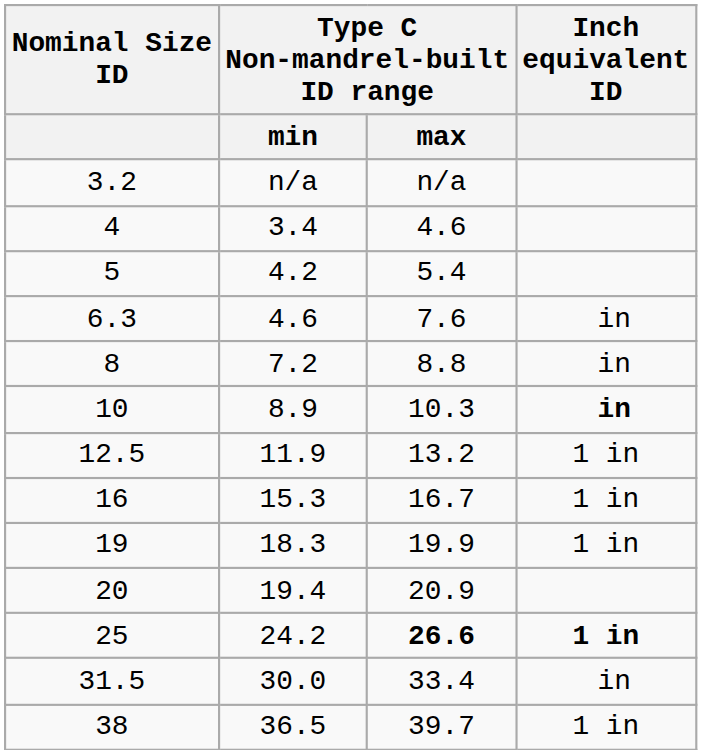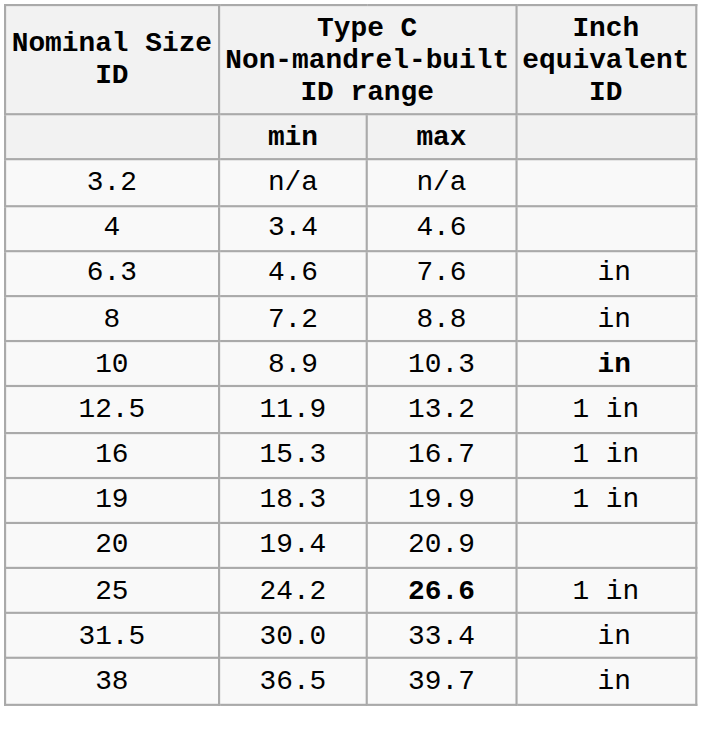- row: (112, 273)
(606, 636) bold -> (606, 591) normal
(606, 727) 1 in -> (606, 681) in
